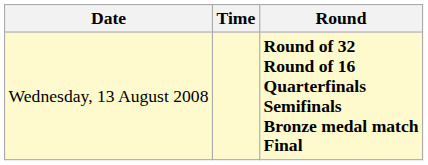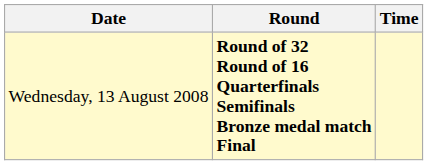columns swapped: (236, 18) <-> (341, 18)
